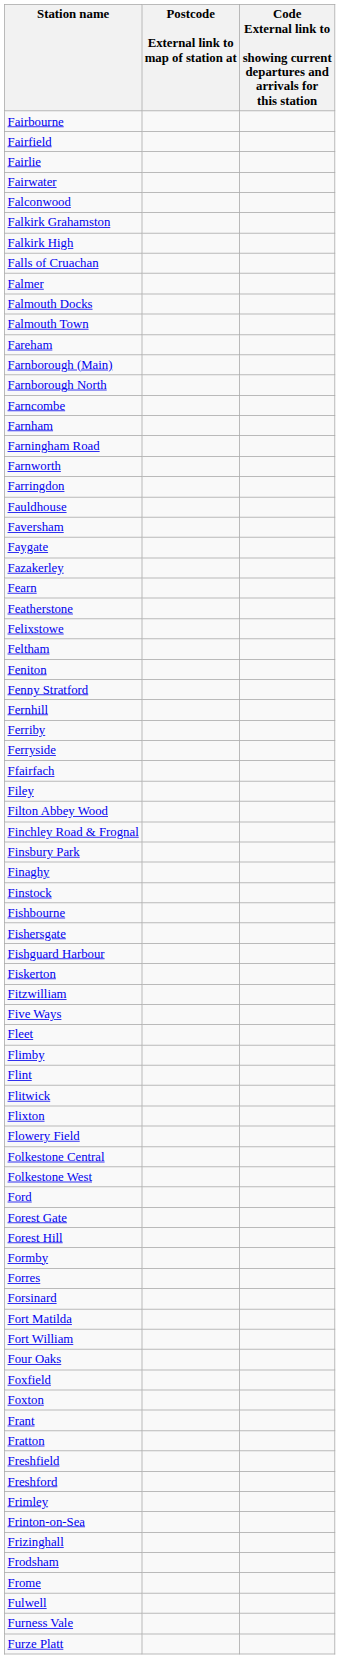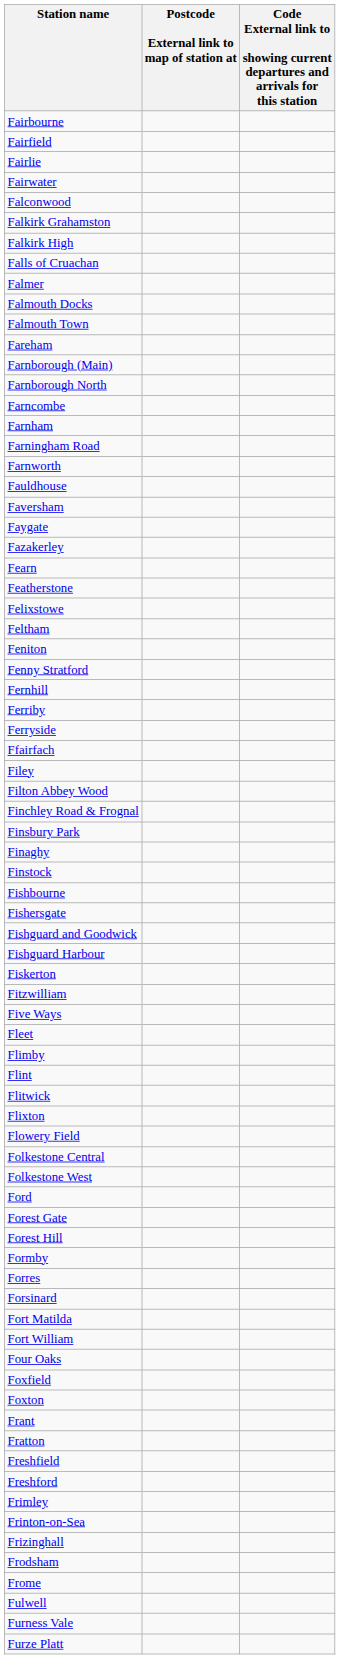- row: (36, 486)
+ row: (72, 933)
